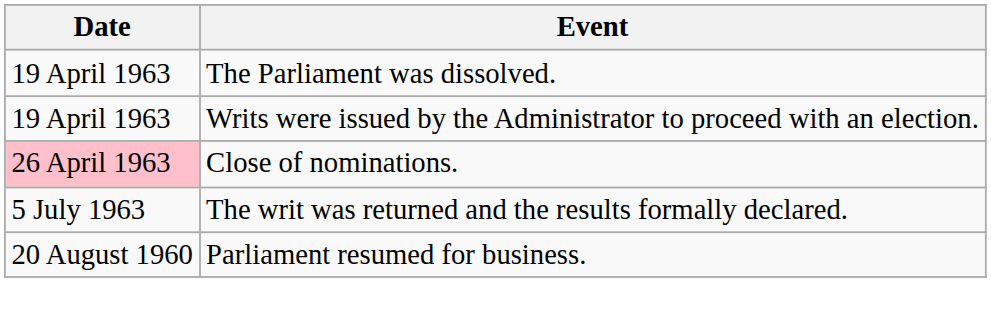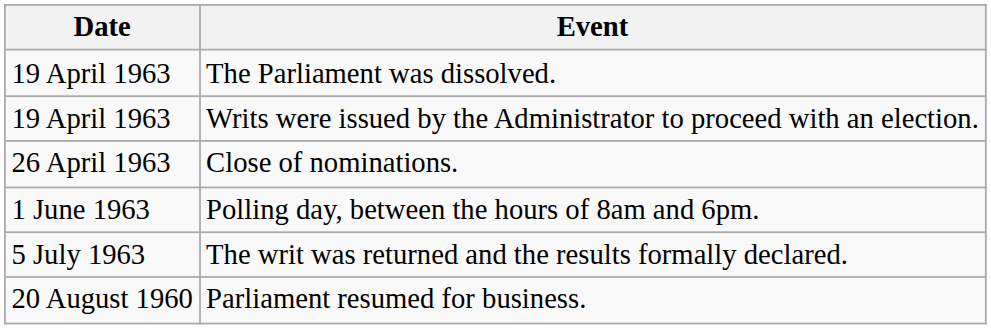(91, 163) pink background -> (91, 163) no background
+ row: (483, 208)
